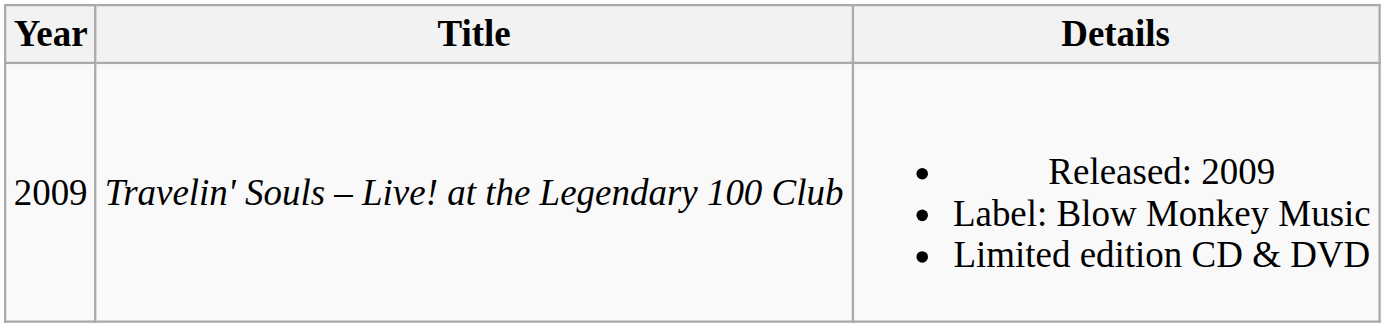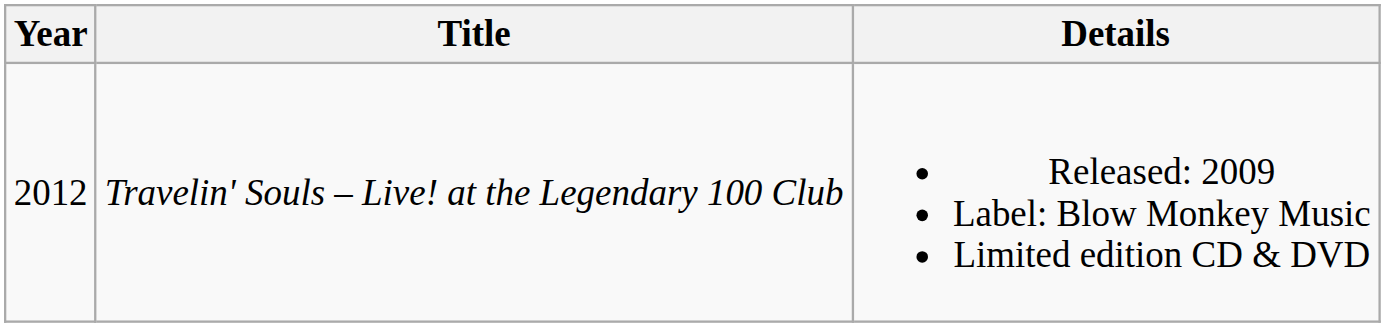(51, 191) 2009 -> (51, 191) 2012
